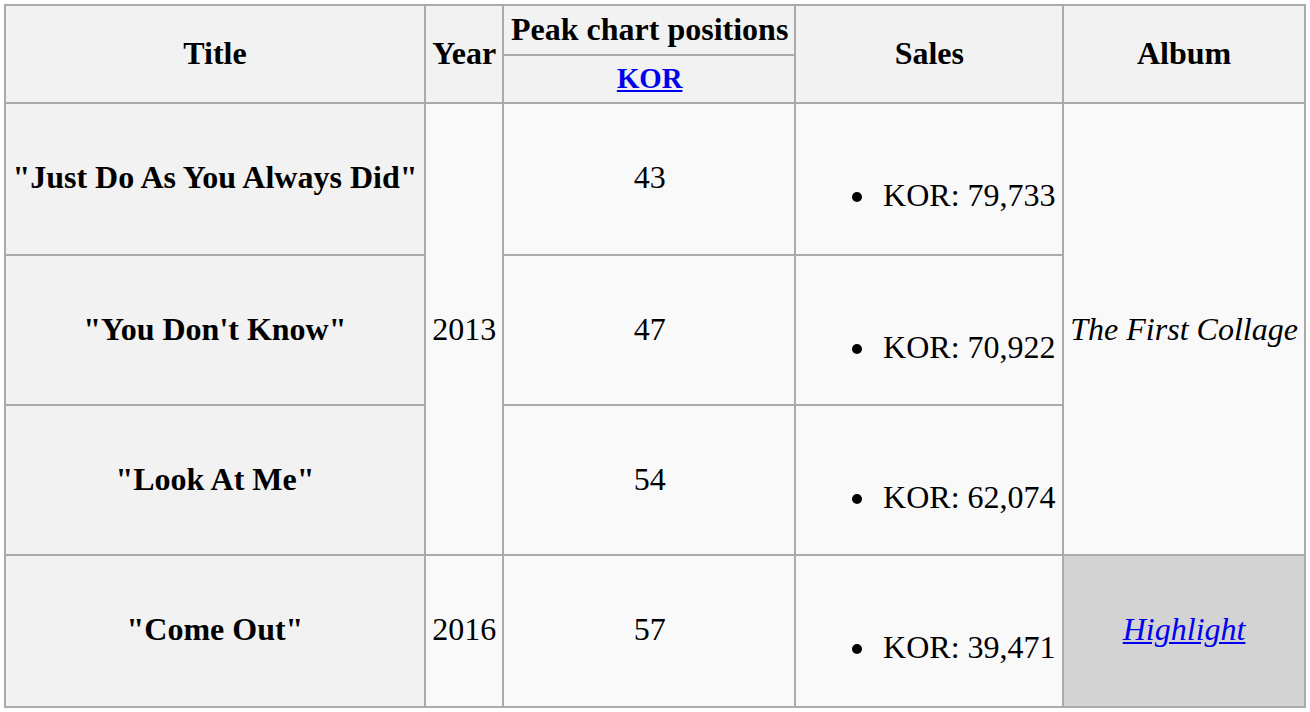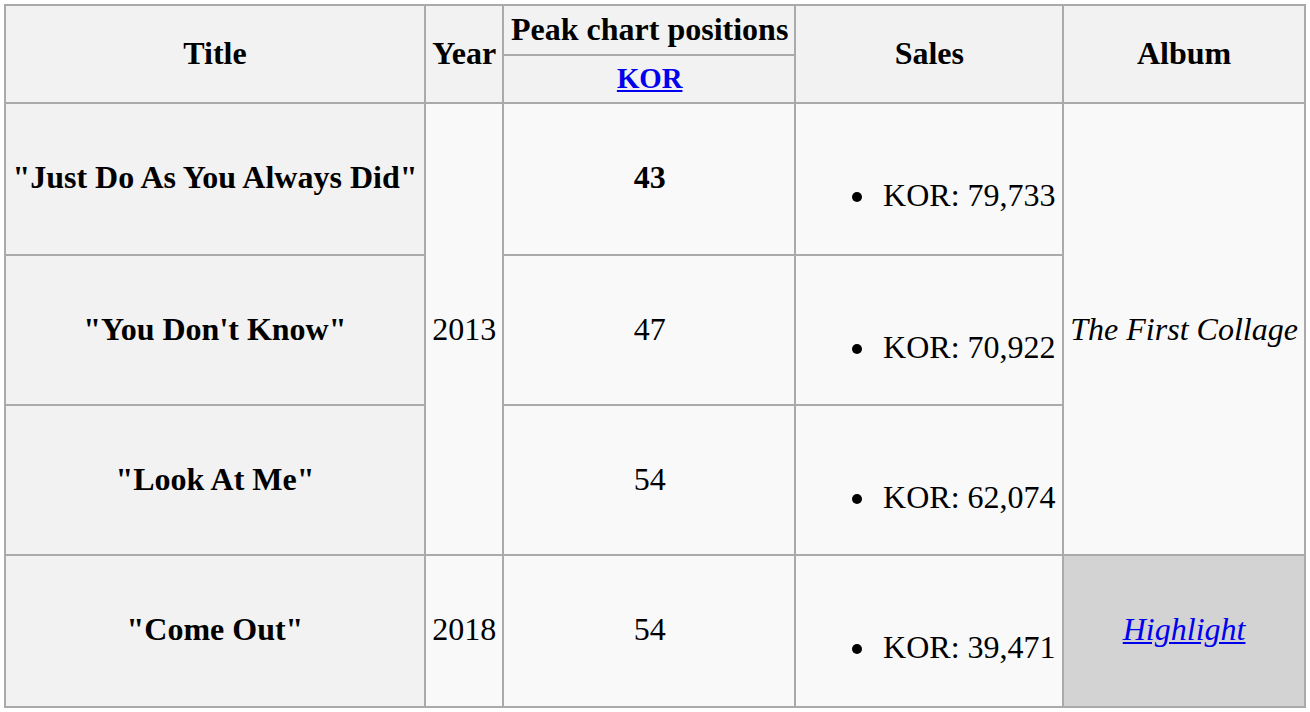(650, 178) normal -> (650, 178) bold
(464, 630) 2016 -> (464, 630) 2018
(650, 630) 57 -> (650, 630) 54
